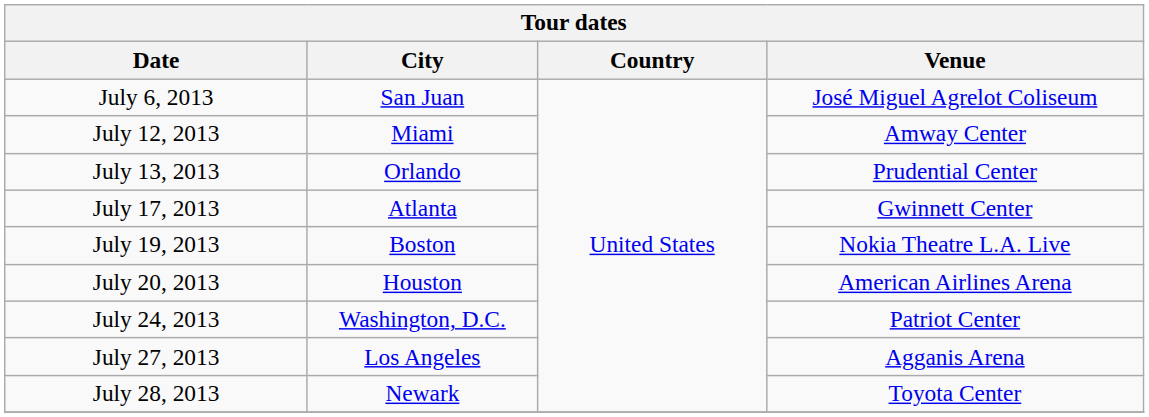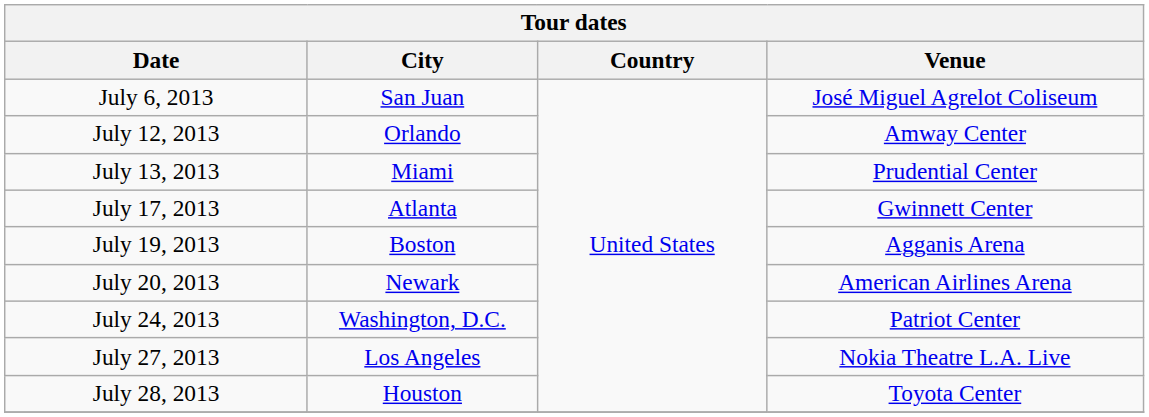(422, 134) Miami -> (422, 134) Orlando
(422, 171) Orlando -> (422, 171) Miami
(955, 245) Nokia Theatre L.A. Live -> (955, 245) Agganis Arena
(422, 282) Houston -> (422, 282) Newark
(955, 356) Agganis Arena -> (955, 356) Nokia Theatre L.A. Live
(422, 393) Newark -> (422, 393) Houston
